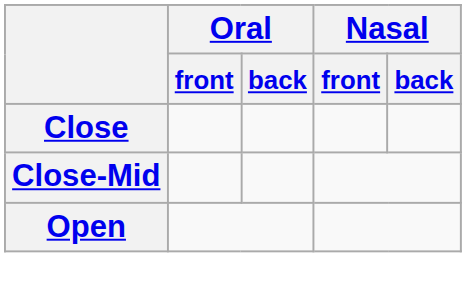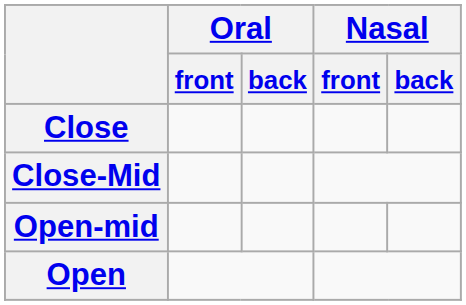+ row: (86, 226)
